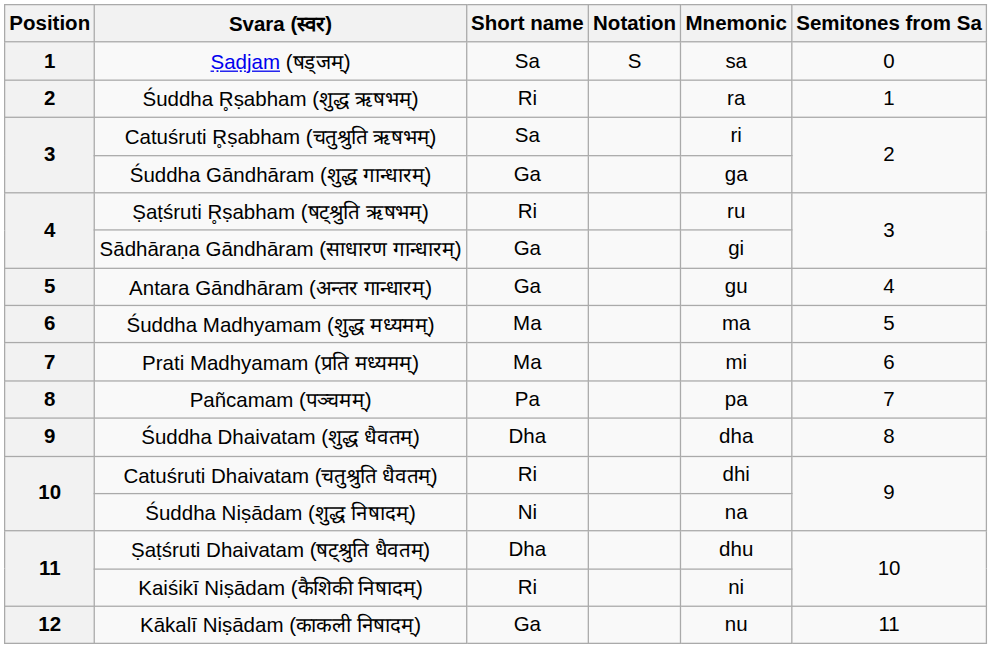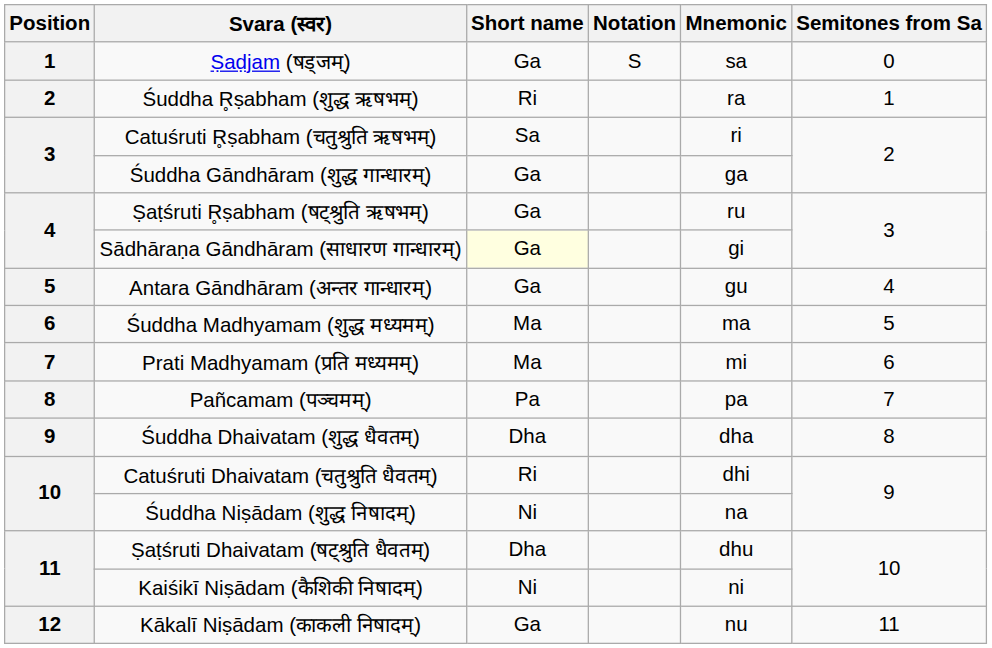(527, 60) Sa -> (527, 60) Ga
(527, 211) Ri -> (527, 211) Ga
(527, 248) no background -> (527, 248) lightyellow background
(527, 587) Ri -> (527, 587) Ni
